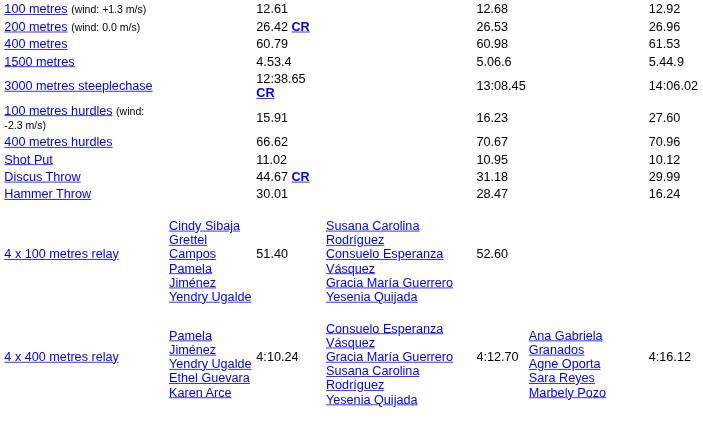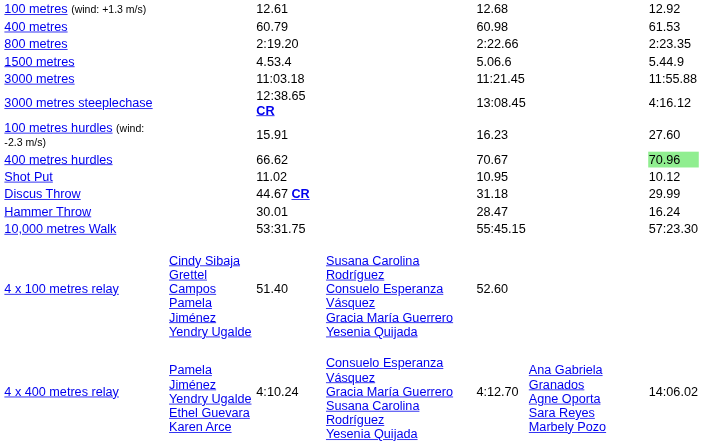- row: (72, 26)
+ row: (36, 44)
+ row: (40, 79)
(673, 86) 14:06.02 -> (670, 103) 4:16.12
(665, 142) no background -> (665, 159) lightgreen background
+ row: (60, 229)
(670, 357) 4:16.12 -> (673, 391) 14:06.02
